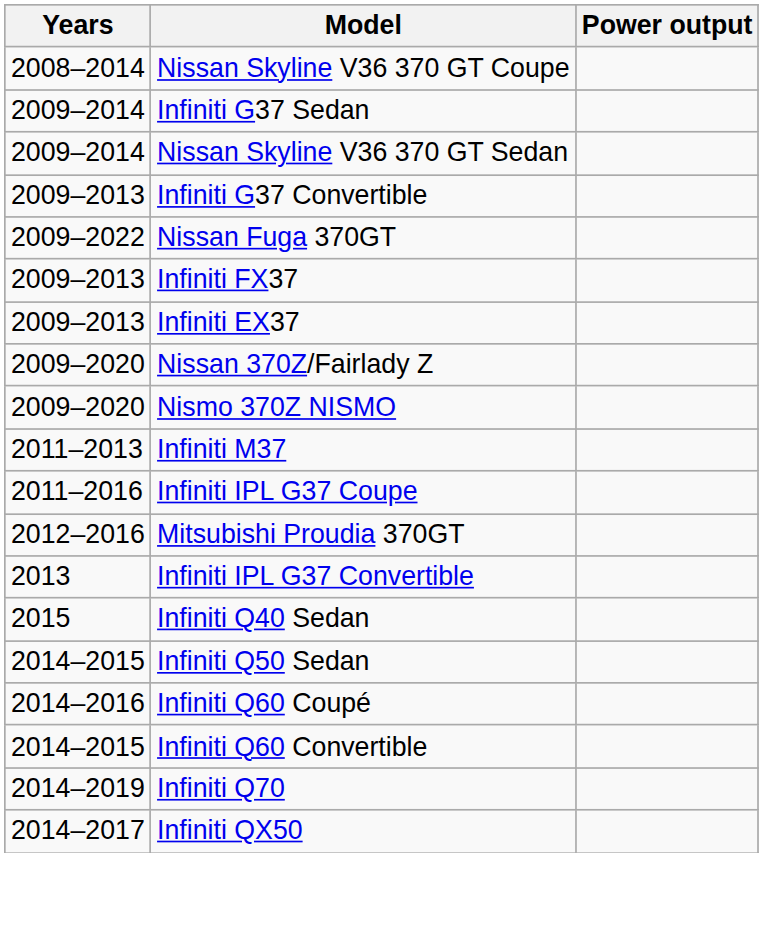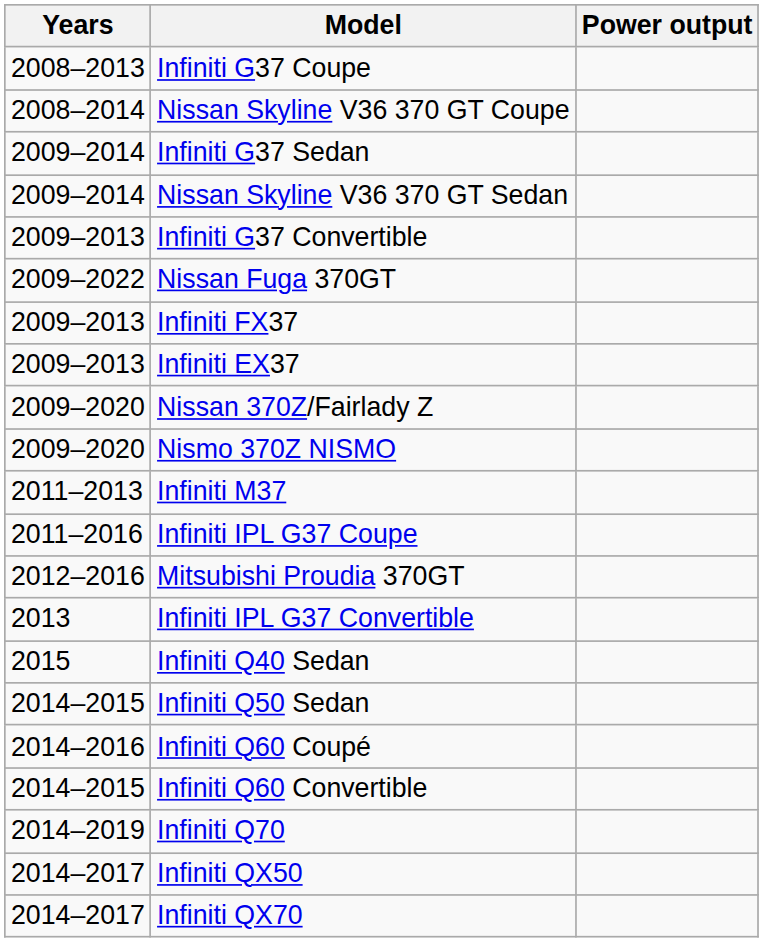+ row: (264, 68)
+ row: (230, 915)
